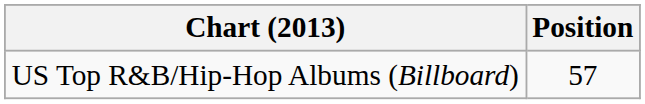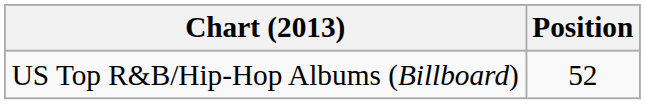(583, 74) 57 -> (583, 74) 52
